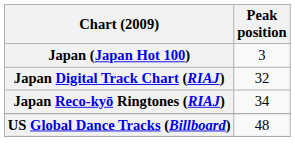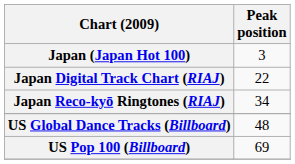(262, 78) 32 -> (262, 78) 22
+ row: (119, 147)
